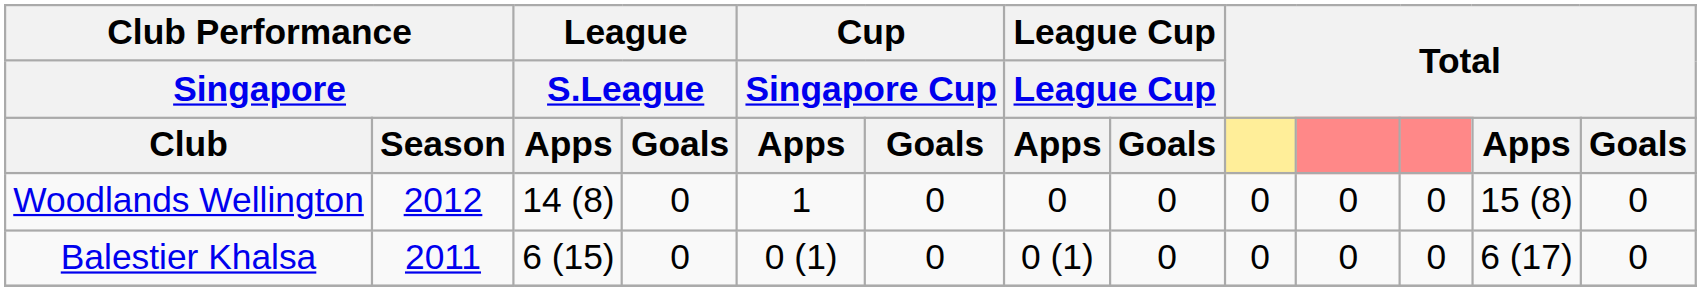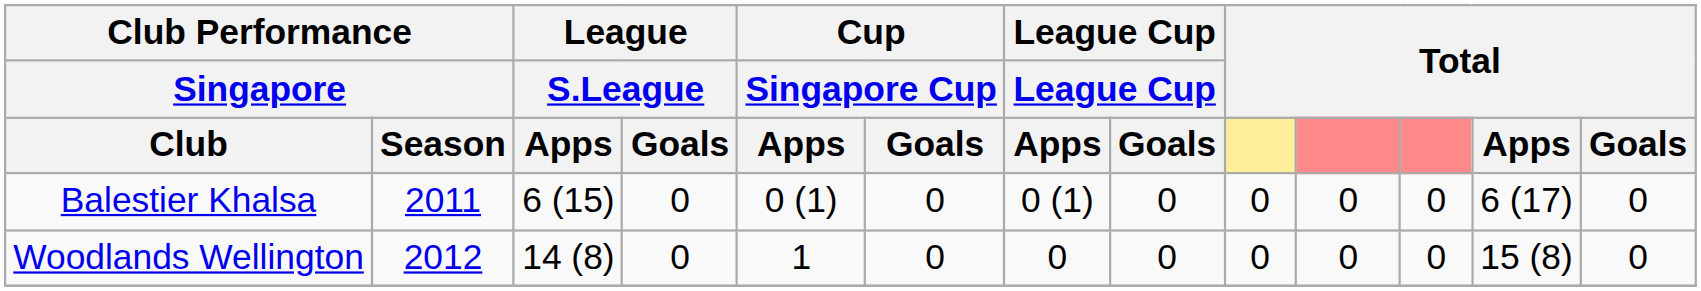rows swapped: (189, 256) <-> (189, 200)
